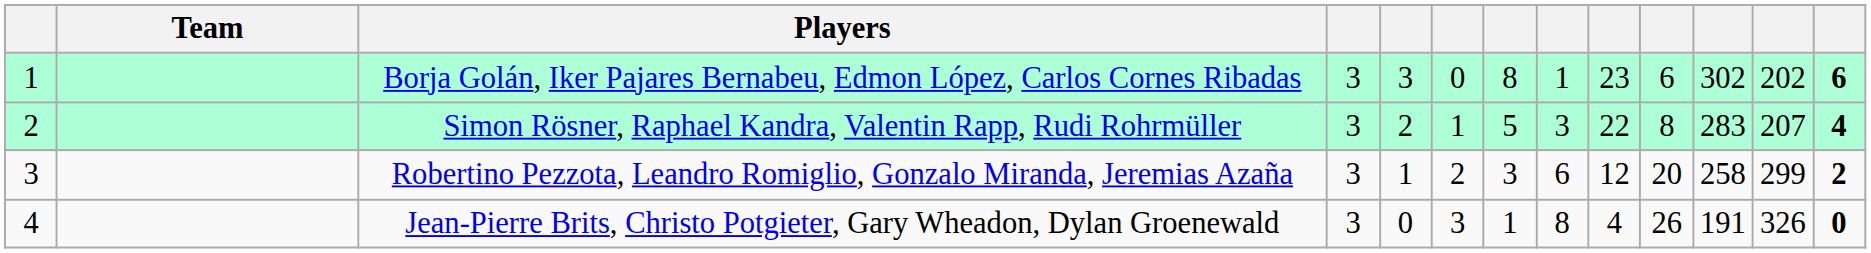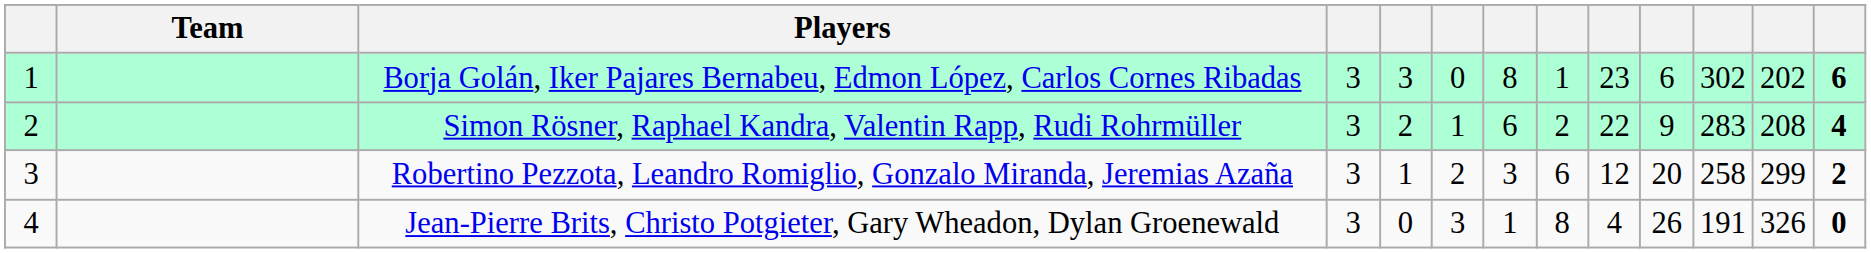(1510, 125) 5 -> (1510, 125) 6
(1562, 125) 3 -> (1562, 125) 2
(1667, 125) 8 -> (1667, 125) 9
(1783, 125) 207 -> (1783, 125) 208
